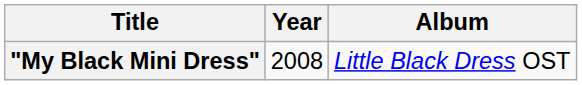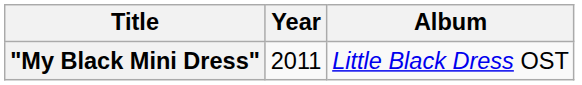(297, 60) 2008 -> (296, 60) 2011
